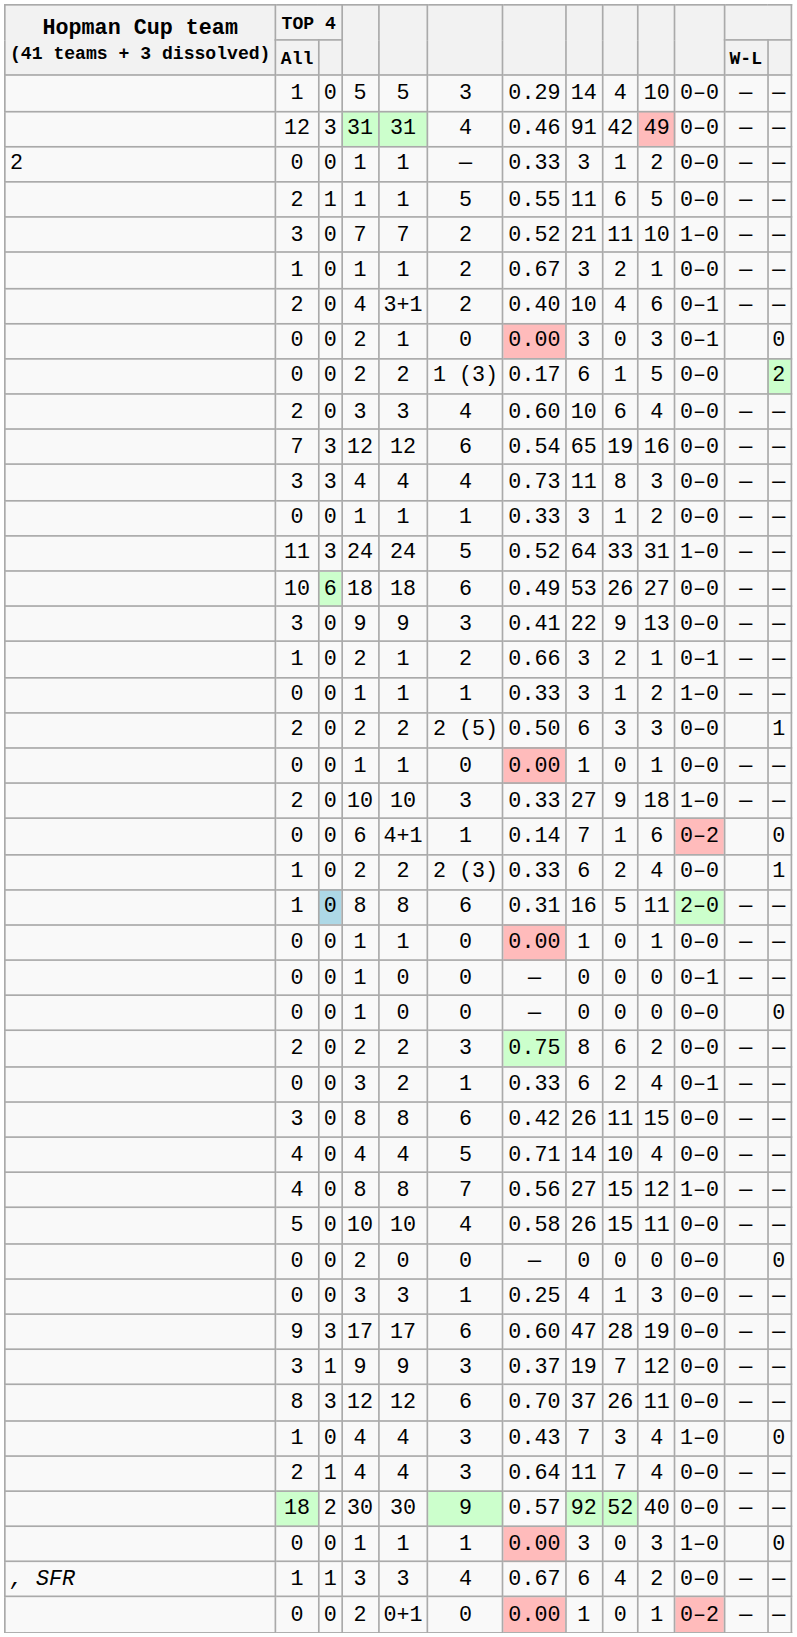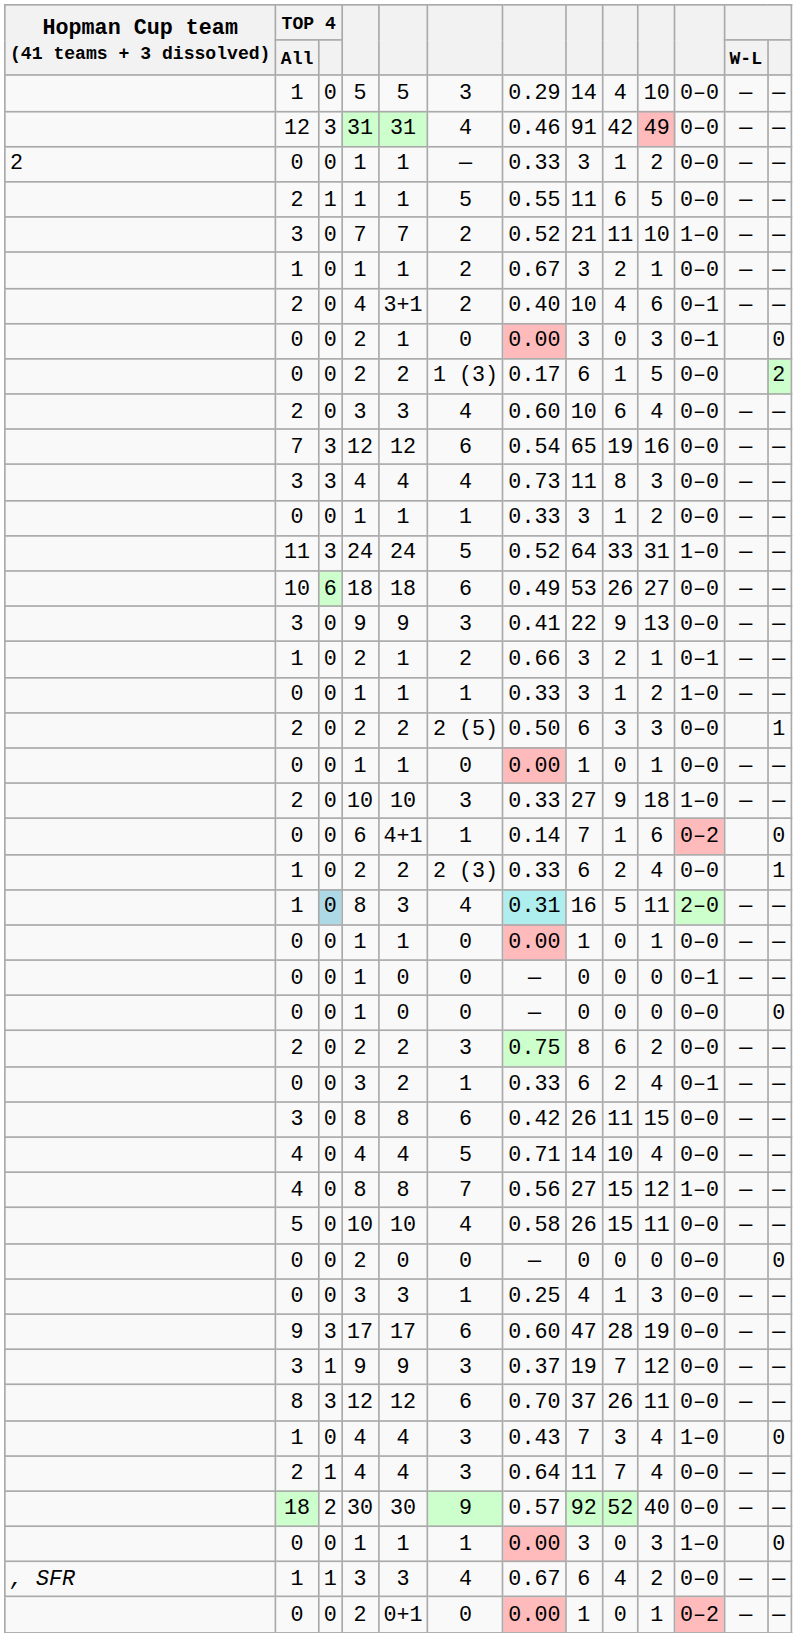(403, 907) 8 -> (403, 907) 3
(465, 907) 6 -> (465, 907) 4
(534, 907) no background -> (534, 907) paleturquoise background
